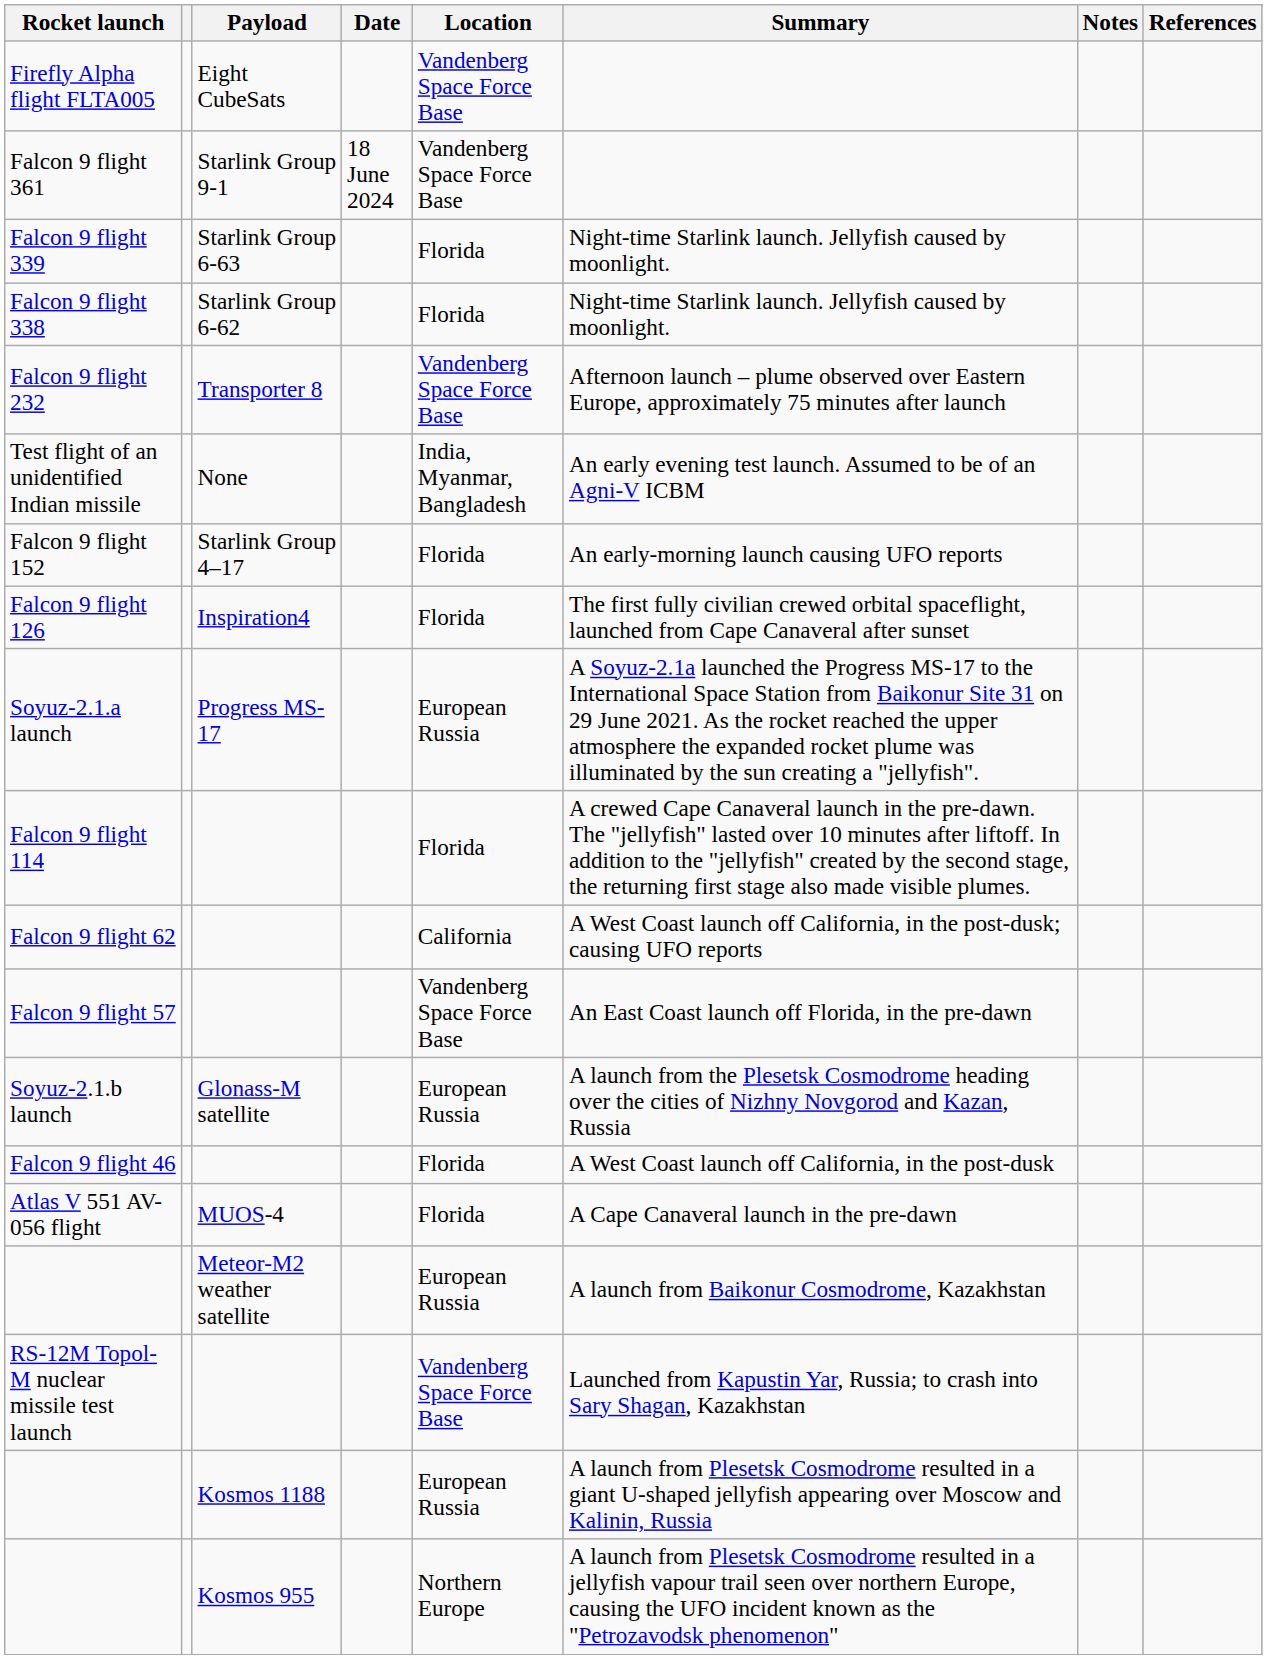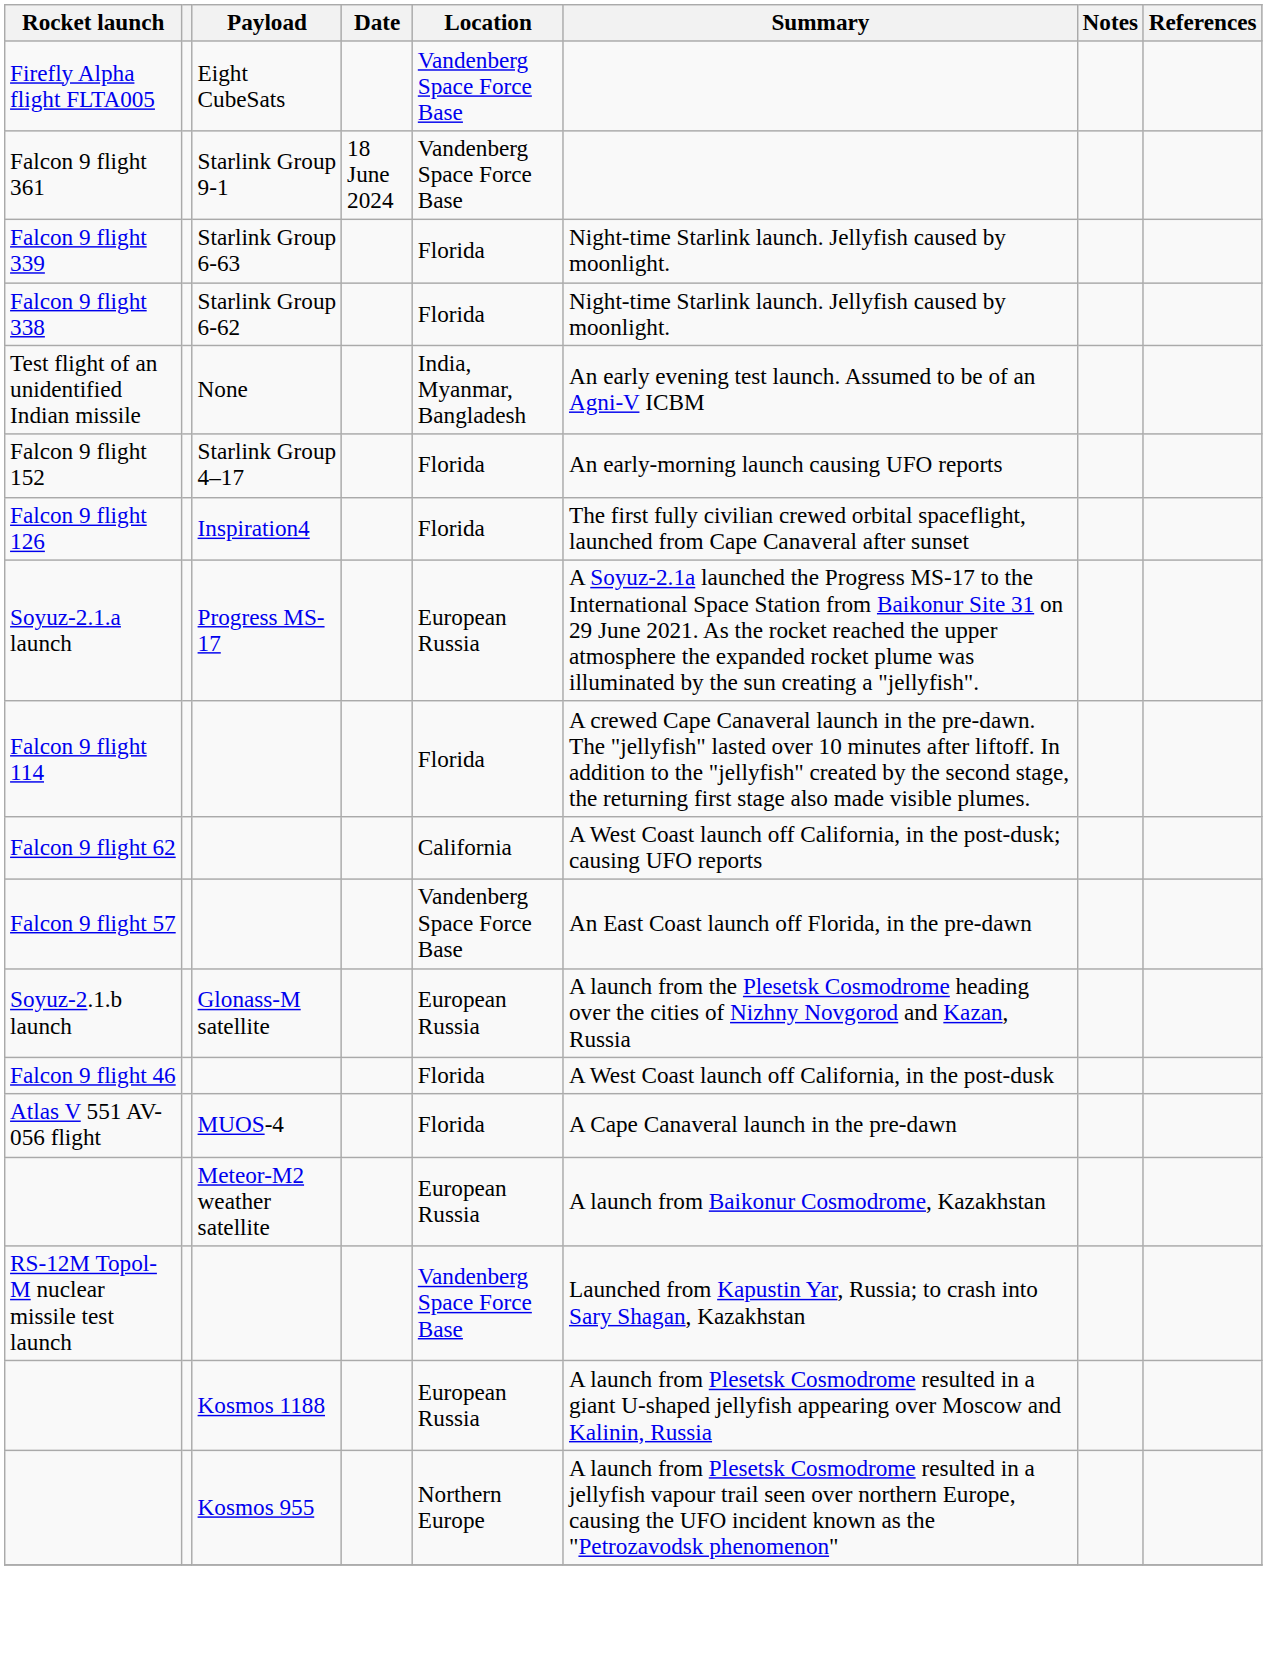- row: (78, 389)
